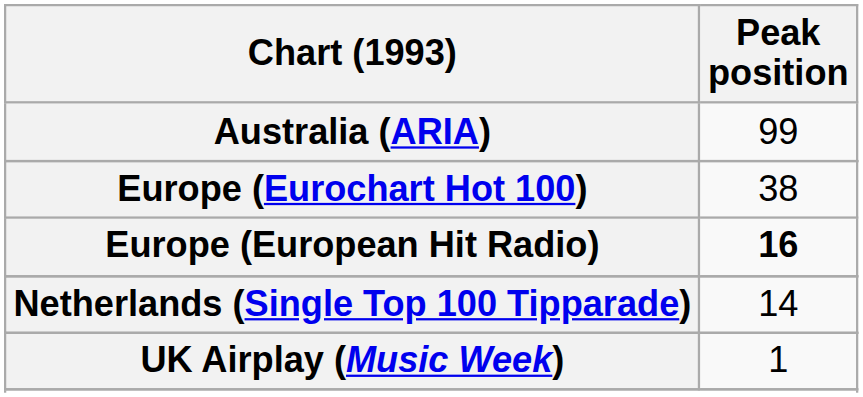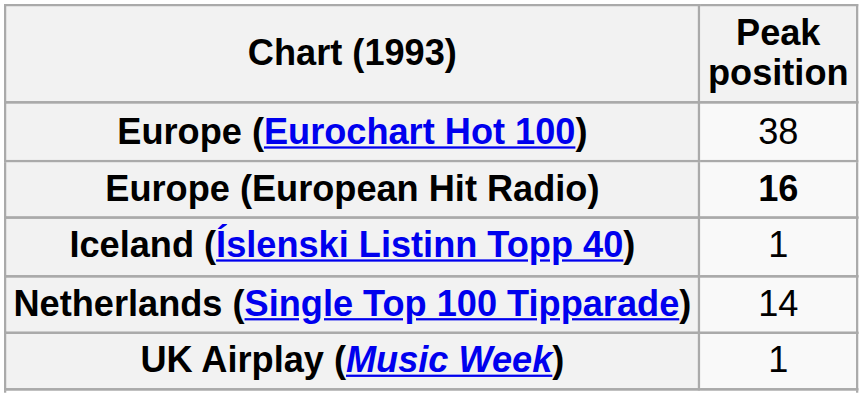- row: (352, 131)
+ row: (352, 245)
